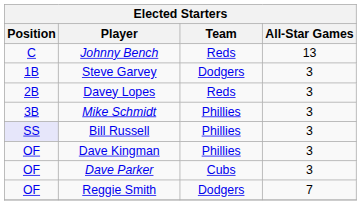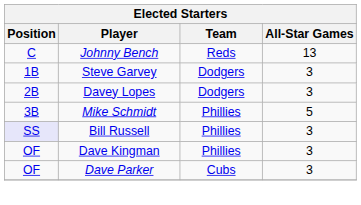(221, 92) Reds -> (221, 92) Dodgers
(310, 111) 3 -> (310, 111) 5
- row: (119, 190)
